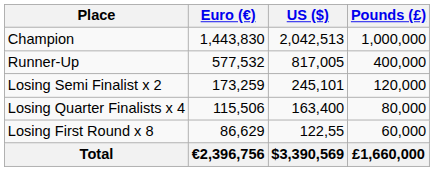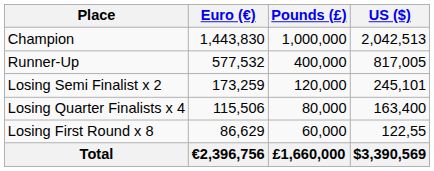columns swapped: (389, 16) <-> (308, 16)
